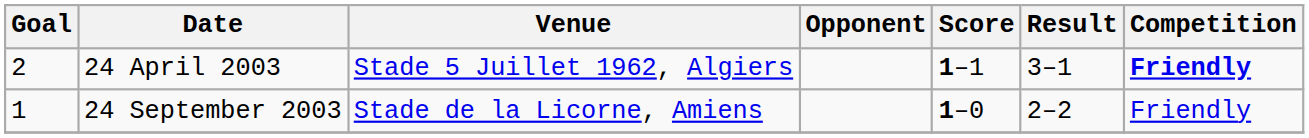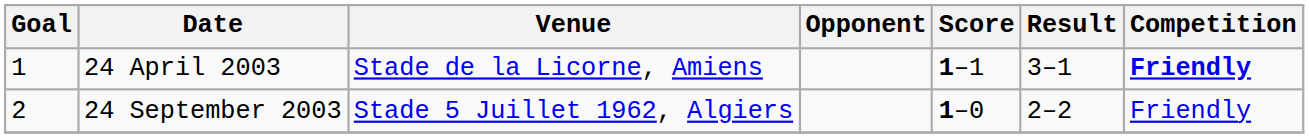(19, 68) 2 -> (19, 68) 1
(573, 68) Stade 5 Juillet 1962, Algiers -> (558, 68) Stade de la Licorne, Amiens
(19, 111) 1 -> (19, 111) 2
(558, 111) Stade de la Licorne, Amiens -> (573, 111) Stade 5 Juillet 1962, Algiers
